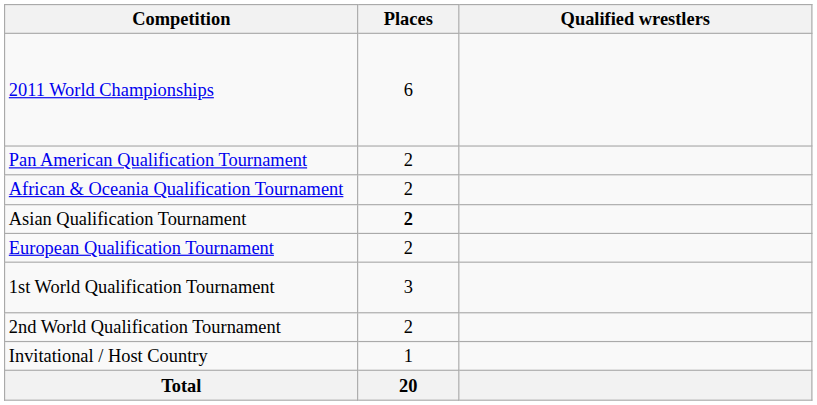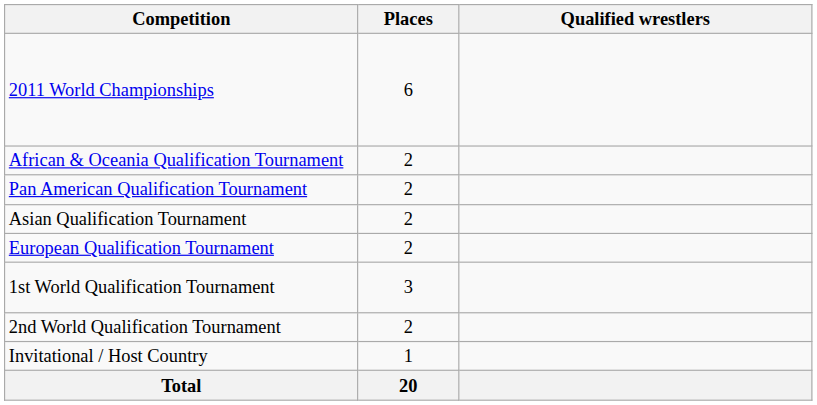rows swapped: (176, 189) <-> (158, 160)
(408, 218) bold -> (408, 218) normal
